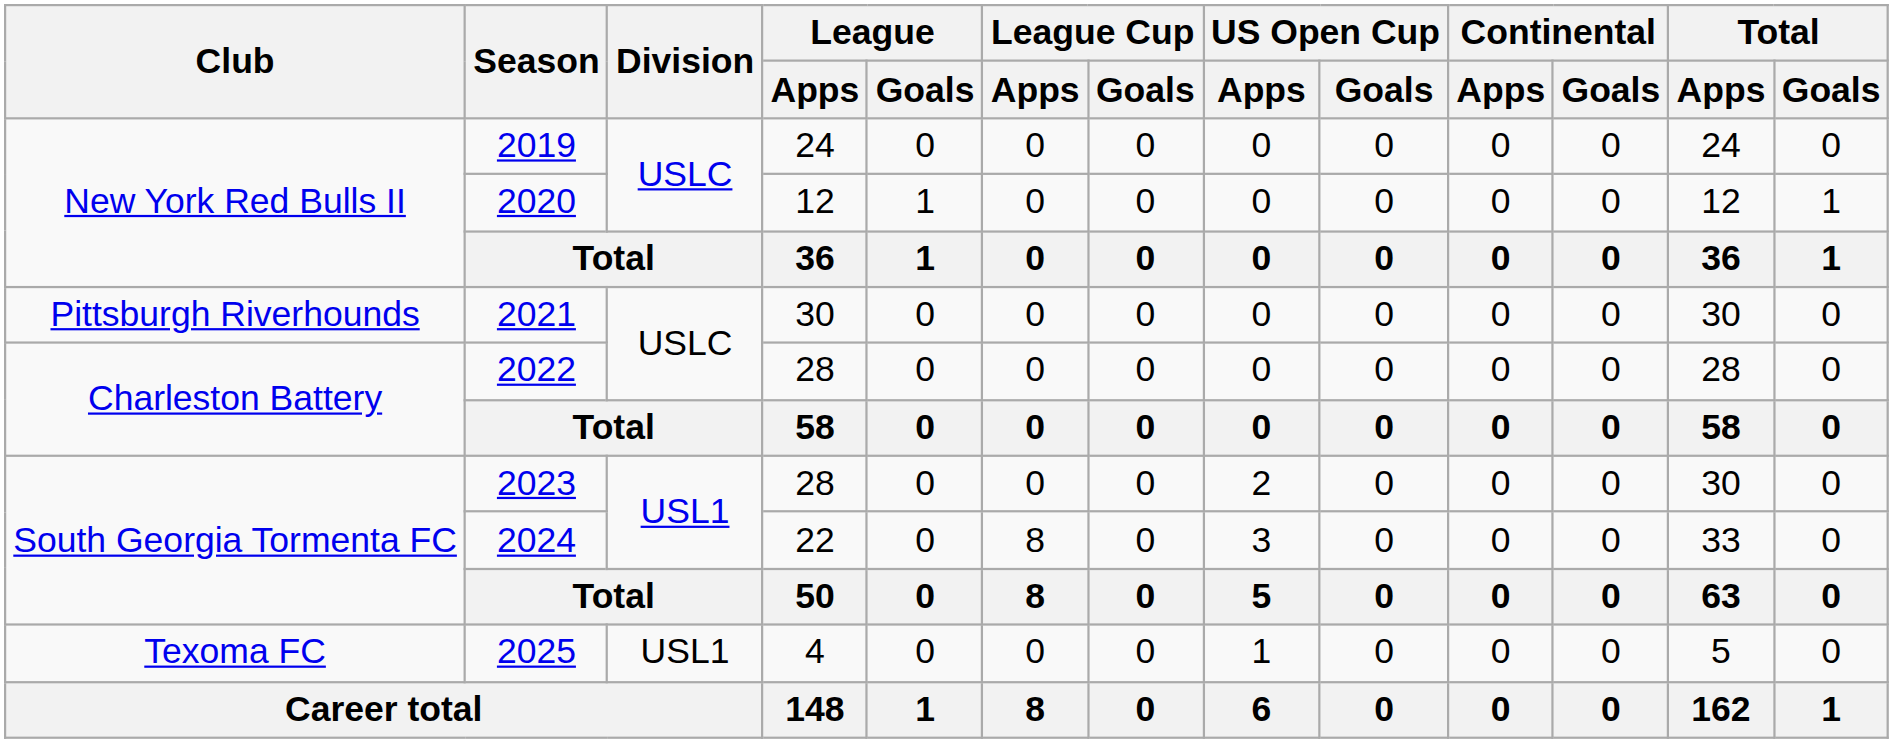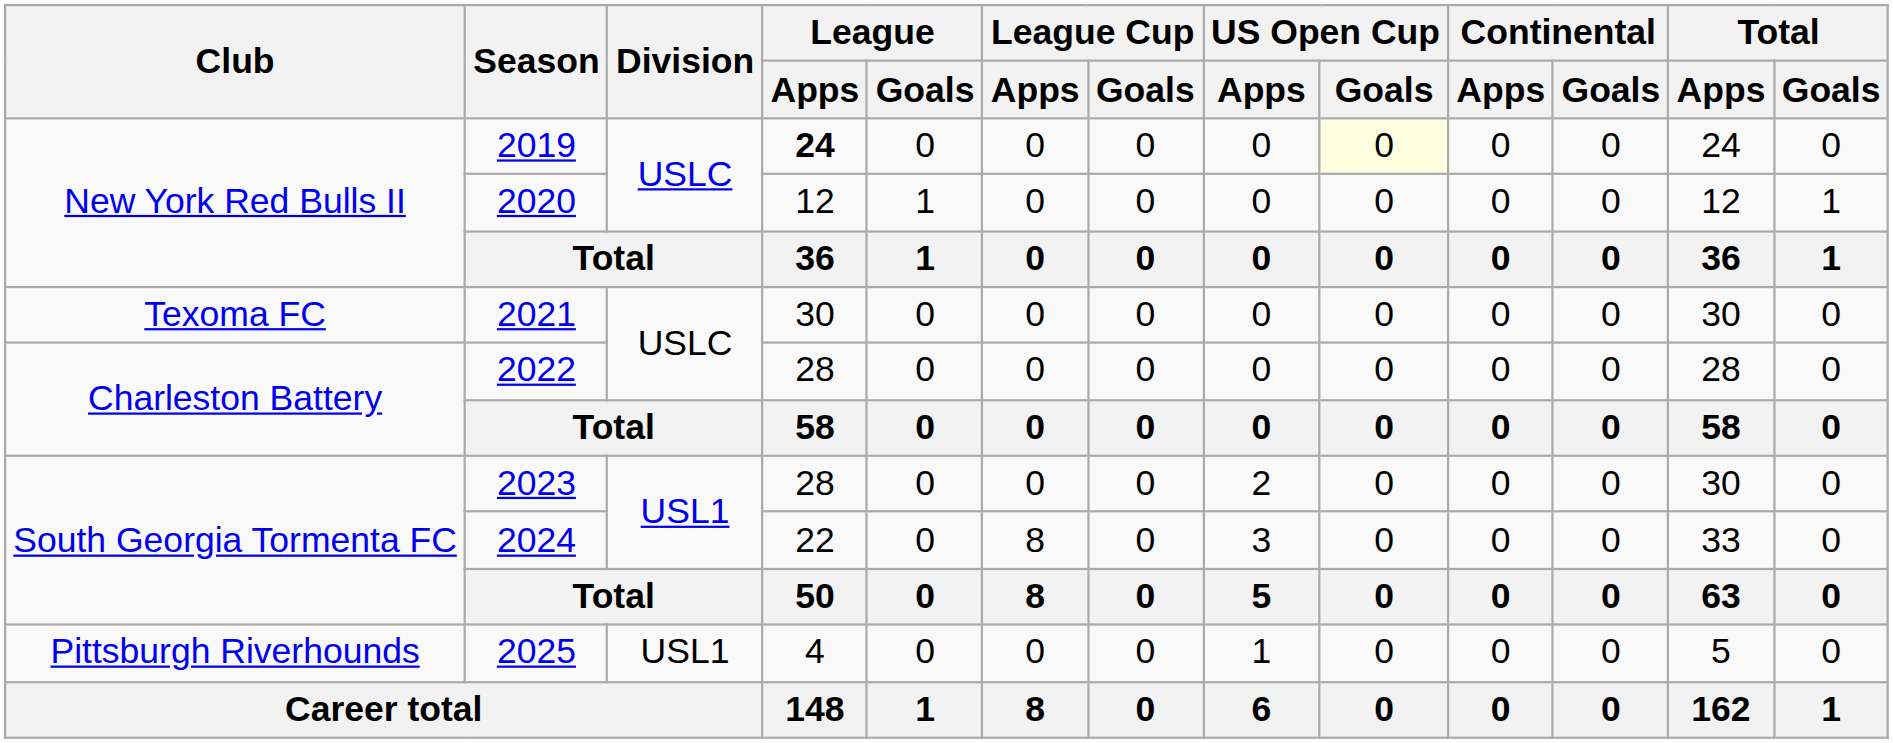(815, 145) normal -> (815, 145) bold
(1384, 145) no background -> (1384, 145) lightyellow background
(235, 314) Pittsburgh Riverhounds -> (235, 314) Texoma FC
(235, 652) Texoma FC -> (235, 652) Pittsburgh Riverhounds
